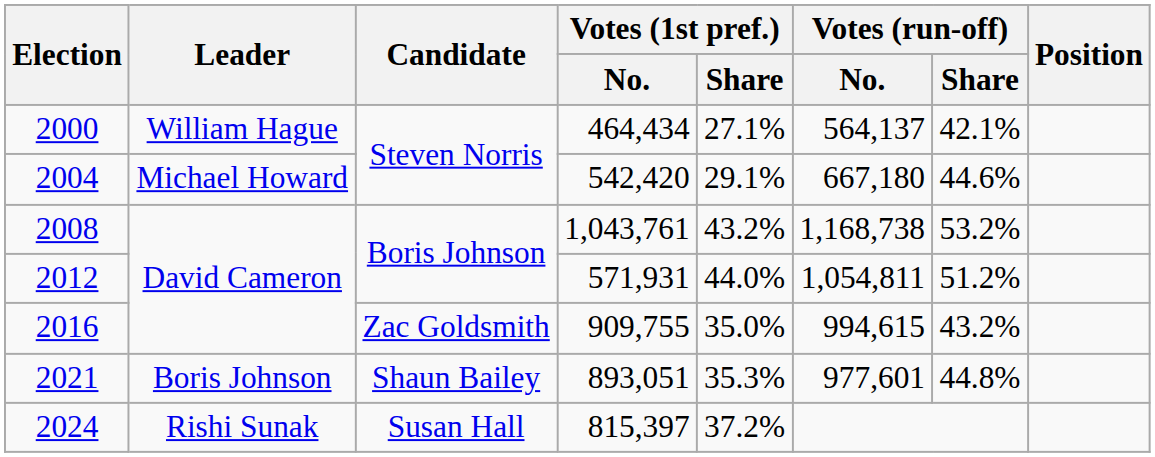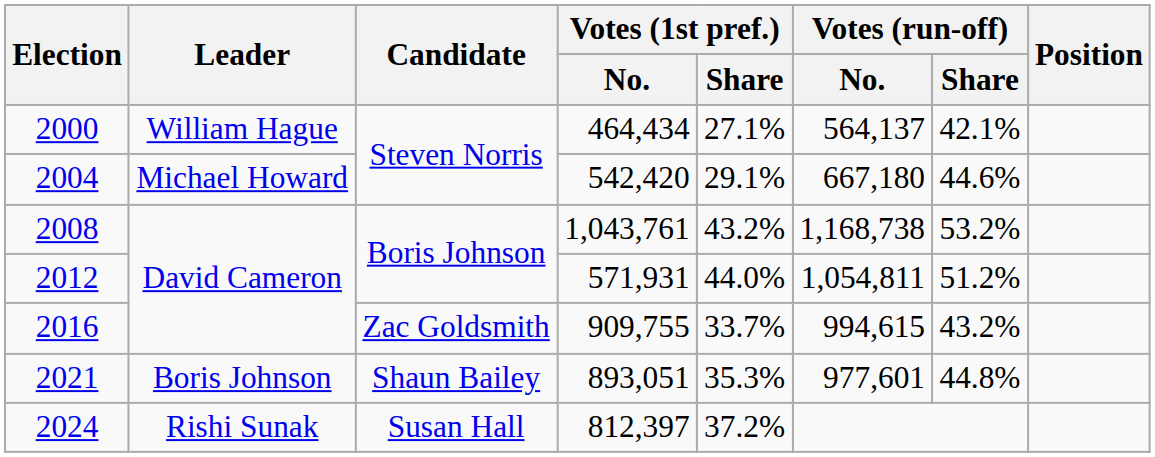(745, 327) 35.0% -> (745, 327) 33.7%
(639, 427) 815,397 -> (639, 427) 812,397
